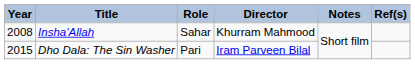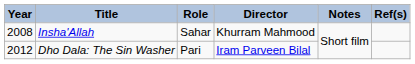(20, 50) 2015 -> (20, 50) 2012
